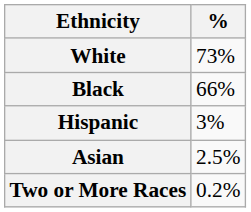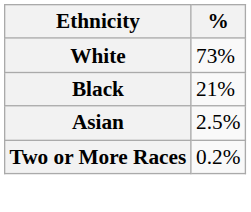(216, 88) 66% -> (216, 88) 21%
- row: (98, 122)
